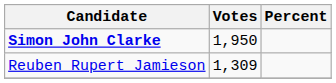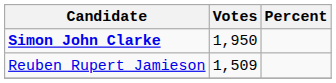(235, 65) 1,309 -> (235, 65) 1,509
